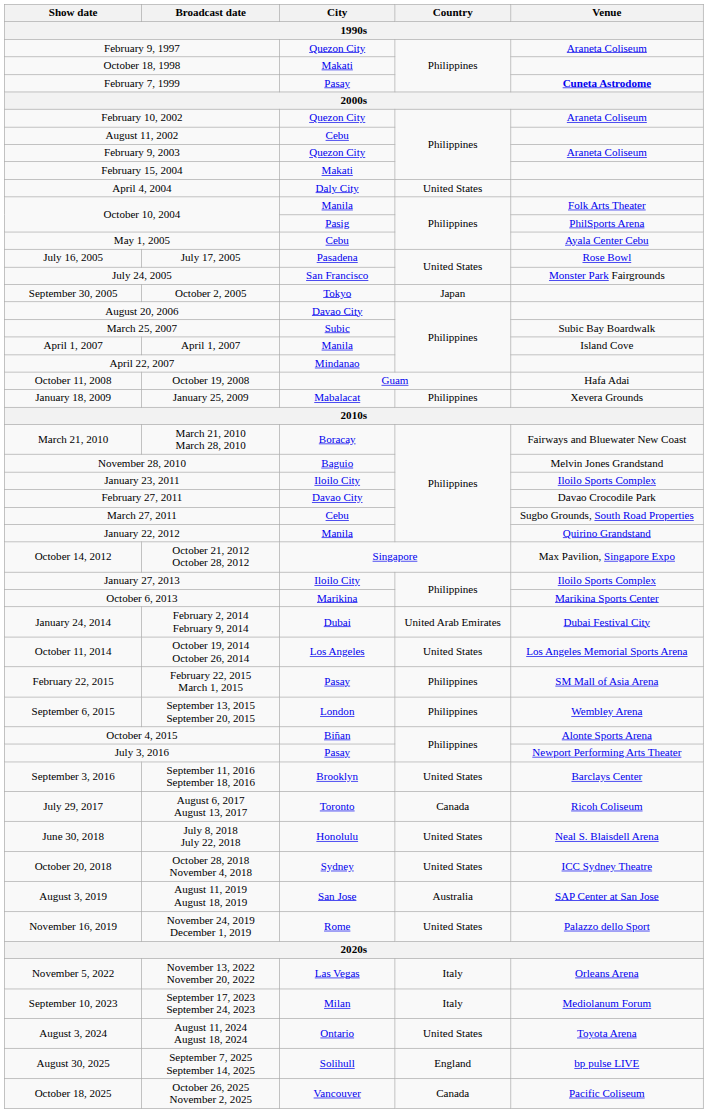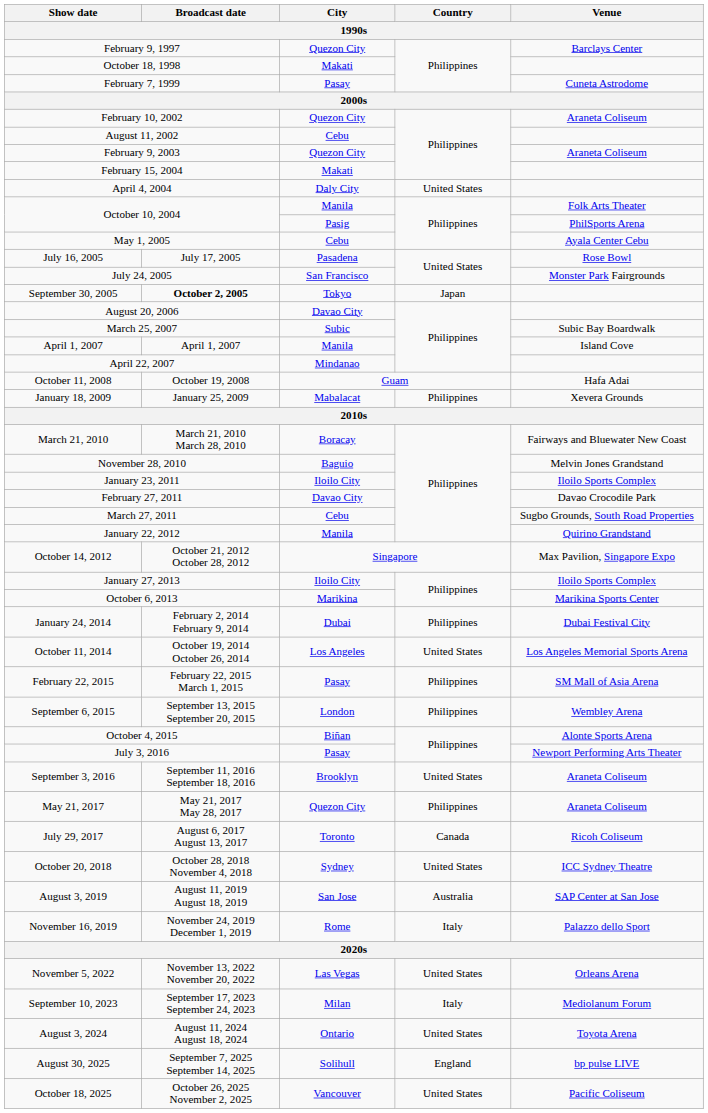(607, 48) Araneta Coliseum -> (607, 48) Barclays Center
(607, 83) bold -> (607, 83) normal
(211, 293) normal -> (211, 293) bold
(453, 622) United Arab Emirates -> (453, 622) Philippines
(607, 776) Barclays Center -> (607, 776) Araneta Coliseum
+ row: (73, 806)
- row: (73, 836)
(453, 926) United States -> (453, 926) Italy
(453, 973) Italy -> (453, 973) United States
(453, 1093) Canada -> (453, 1093) United States
